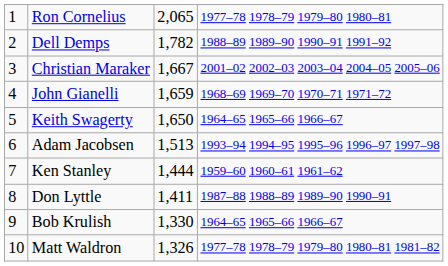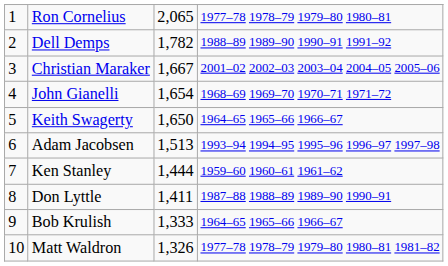(175, 94) 1,659 -> (175, 94) 1,654
(175, 222) 1,330 -> (175, 222) 1,333
